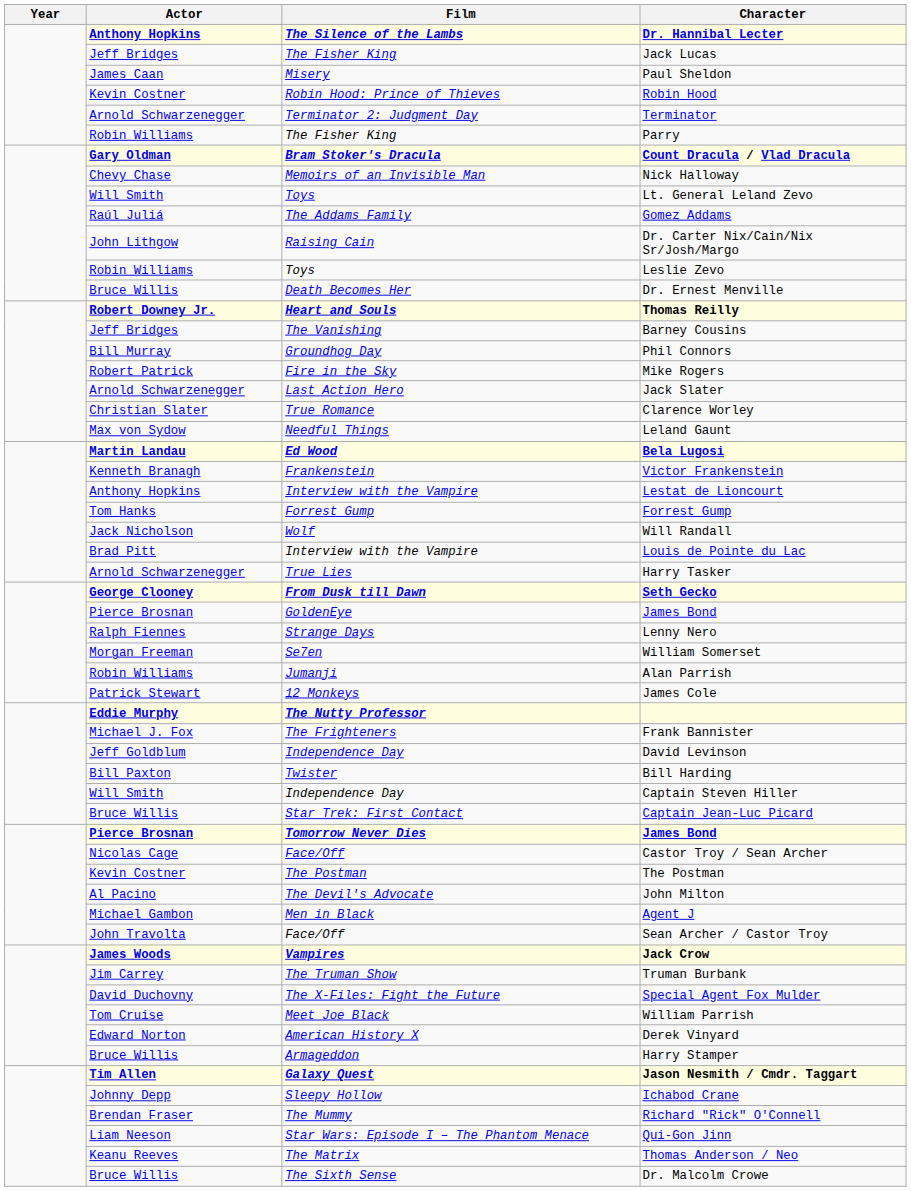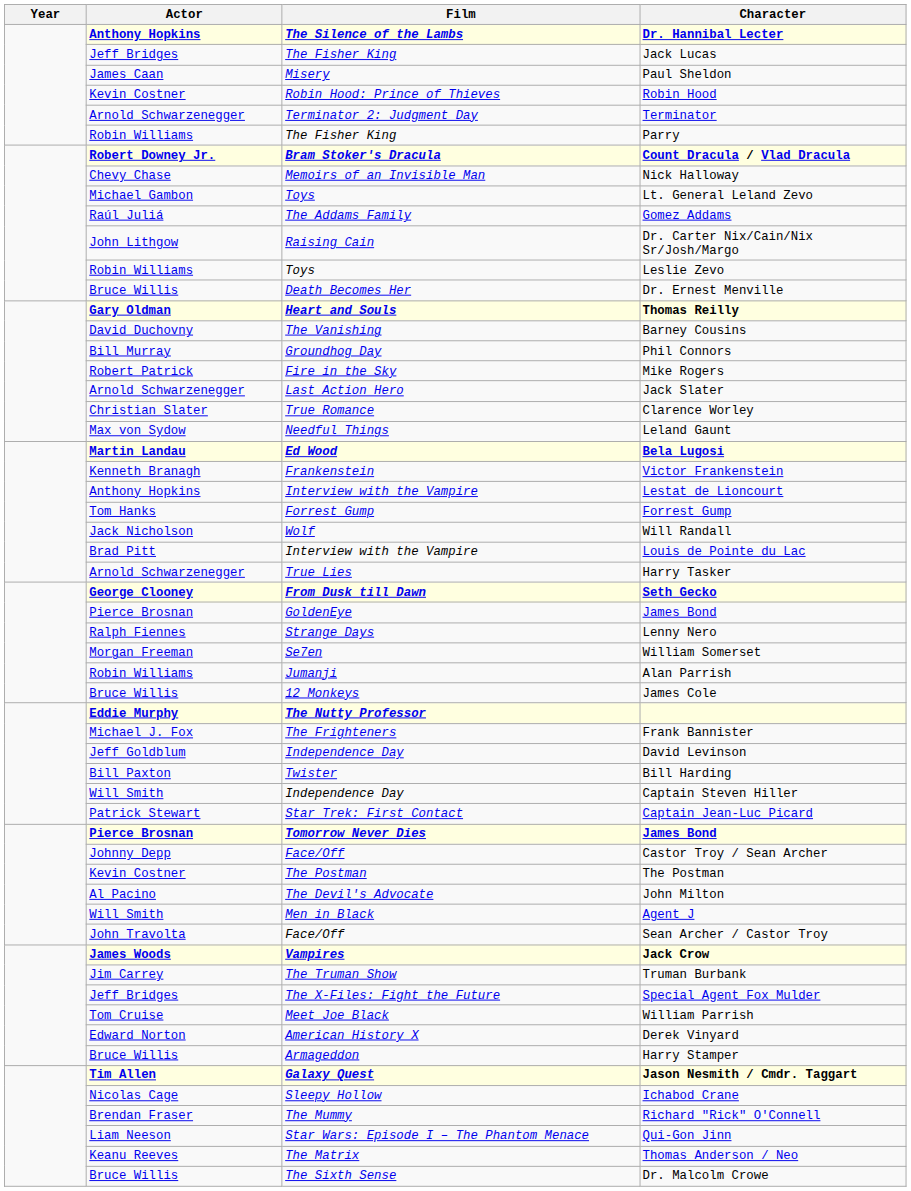(130, 155) Gary Oldman -> (152, 155) Robert Downey Jr.
(126, 196) Will Smith -> (141, 196) Michael Gambon
(152, 311) Robert Downey Jr. -> (130, 311) Gary Oldman
(134, 331) Jeff Bridges -> (141, 331) David Duchovny
(145, 693) Patrick Stewart -> (134, 693) Bruce Willis
(134, 814) Bruce Willis -> (145, 814) Patrick Stewart
(134, 854) Nicolas Cage -> (130, 854) Johnny Depp
(141, 914) Michael Gambon -> (126, 914) Will Smith
(141, 995) David Duchovny -> (134, 995) Jeff Bridges
(130, 1096) Johnny Depp -> (134, 1096) Nicolas Cage
